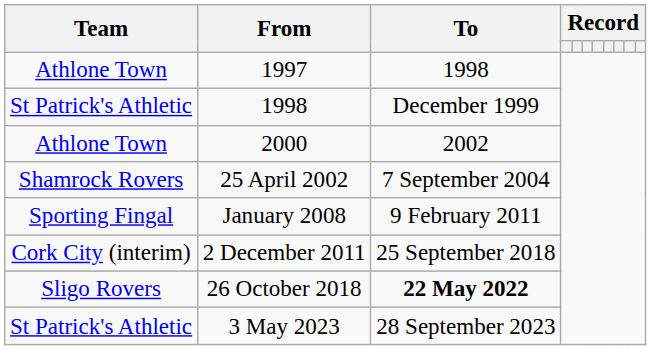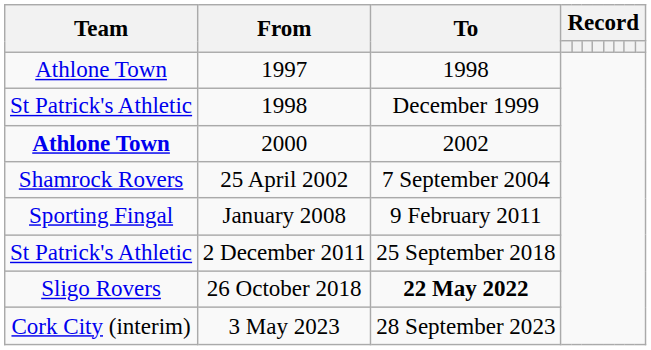(101, 143) normal -> (101, 143) bold
(101, 252) Cork City (interim) -> (101, 252) St Patrick's Athletic
(101, 325) St Patrick's Athletic -> (101, 325) Cork City (interim)
